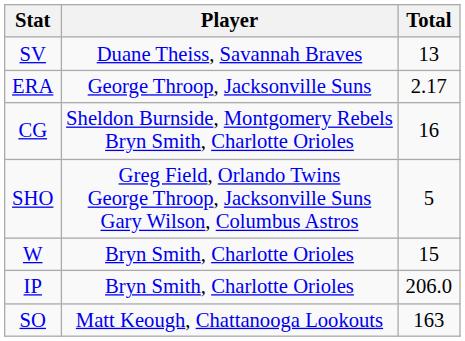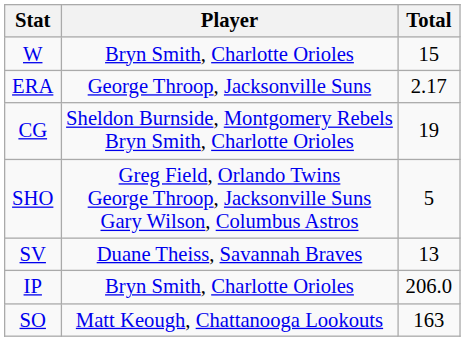rows swapped: (33, 254) <-> (33, 53)
(429, 130) 16 -> (429, 130) 19
